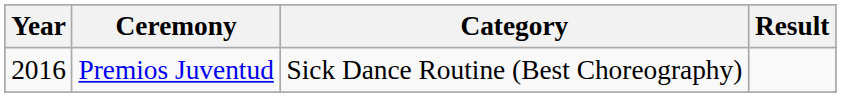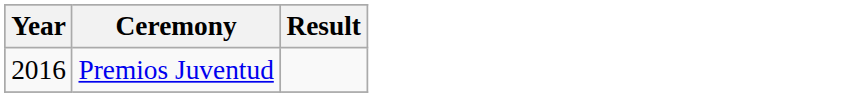- column: (514, 26)
